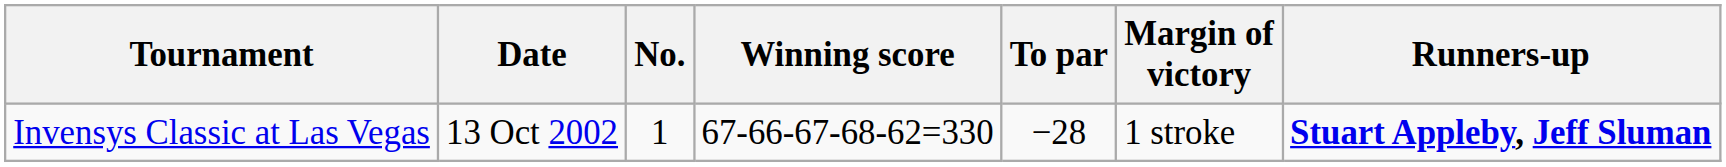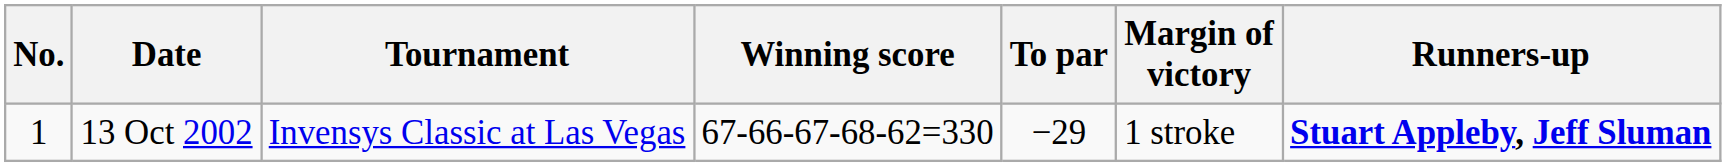columns swapped: (660, 53) <-> (222, 53)
(1059, 131) −28 -> (1059, 131) −29
